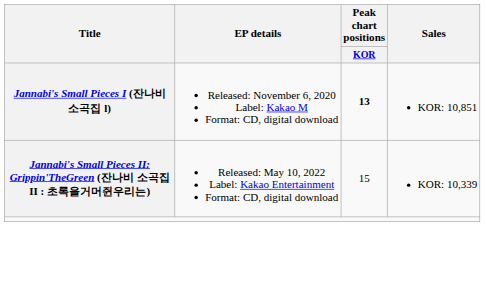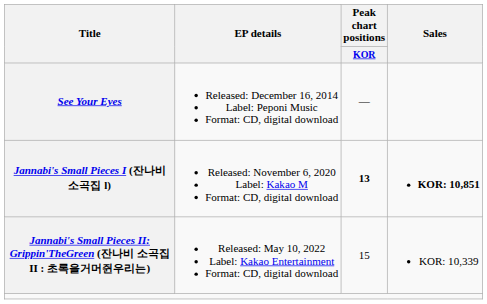+ row: (90, 101)
(434, 108) normal -> (435, 185) bold
